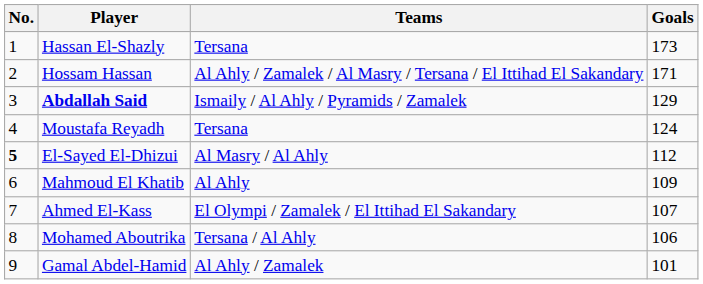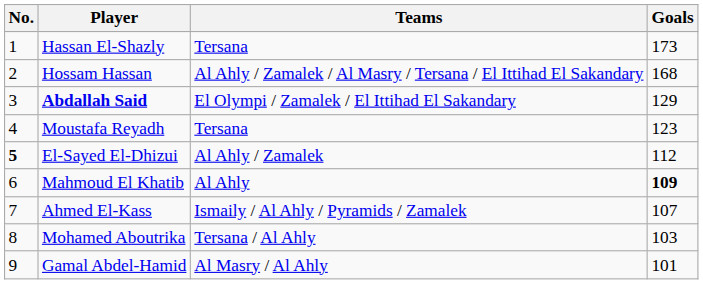(664, 73) 171 -> (664, 73) 168
(330, 100) Ismaily / Al Ahly / Pyramids / Zamalek -> (355, 100) El Olympi / Zamalek / El Ittihad El Sakandary
(664, 127) 124 -> (664, 127) 123
(261, 155) Al Masry / Al Ahly -> (259, 155) Al Ahly / Zamalek
(664, 182) normal -> (664, 182) bold
(355, 210) El Olympi / Zamalek / El Ittihad El Sakandary -> (330, 210) Ismaily / Al Ahly / Pyramids / Zamalek
(664, 237) 106 -> (664, 237) 103
(259, 264) Al Ahly / Zamalek -> (261, 264) Al Masry / Al Ahly
